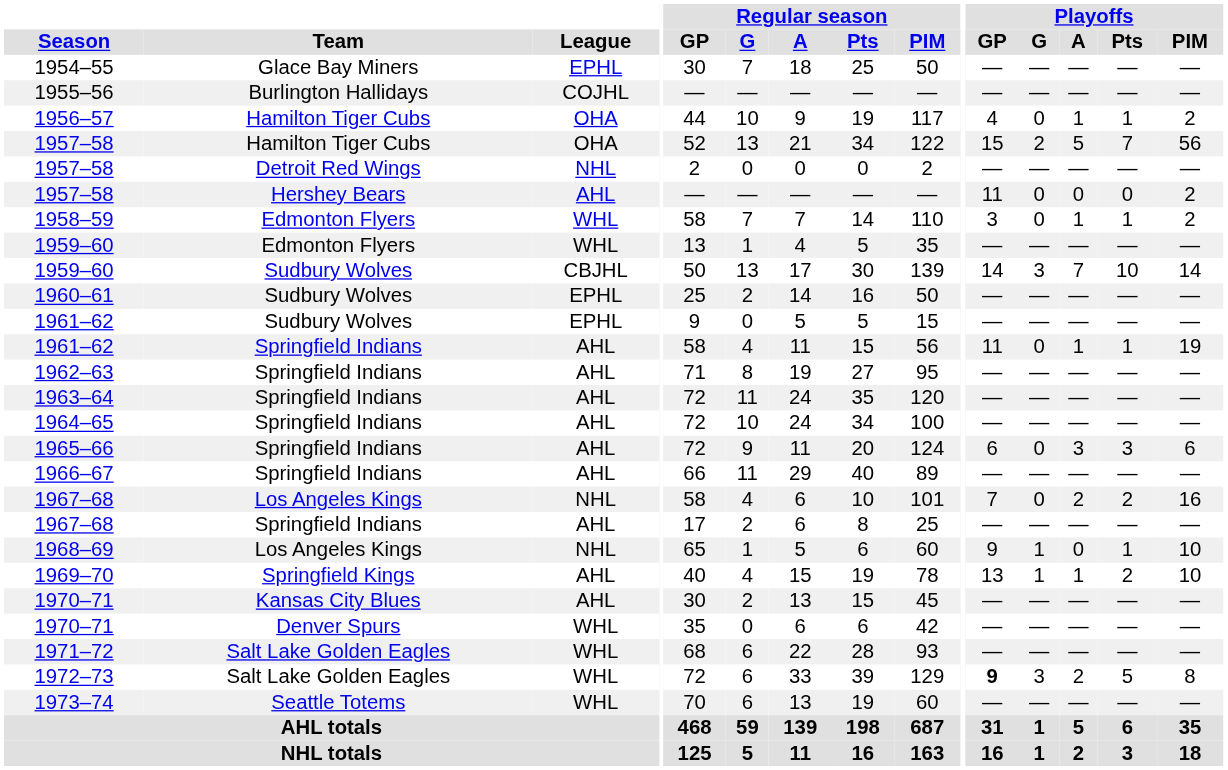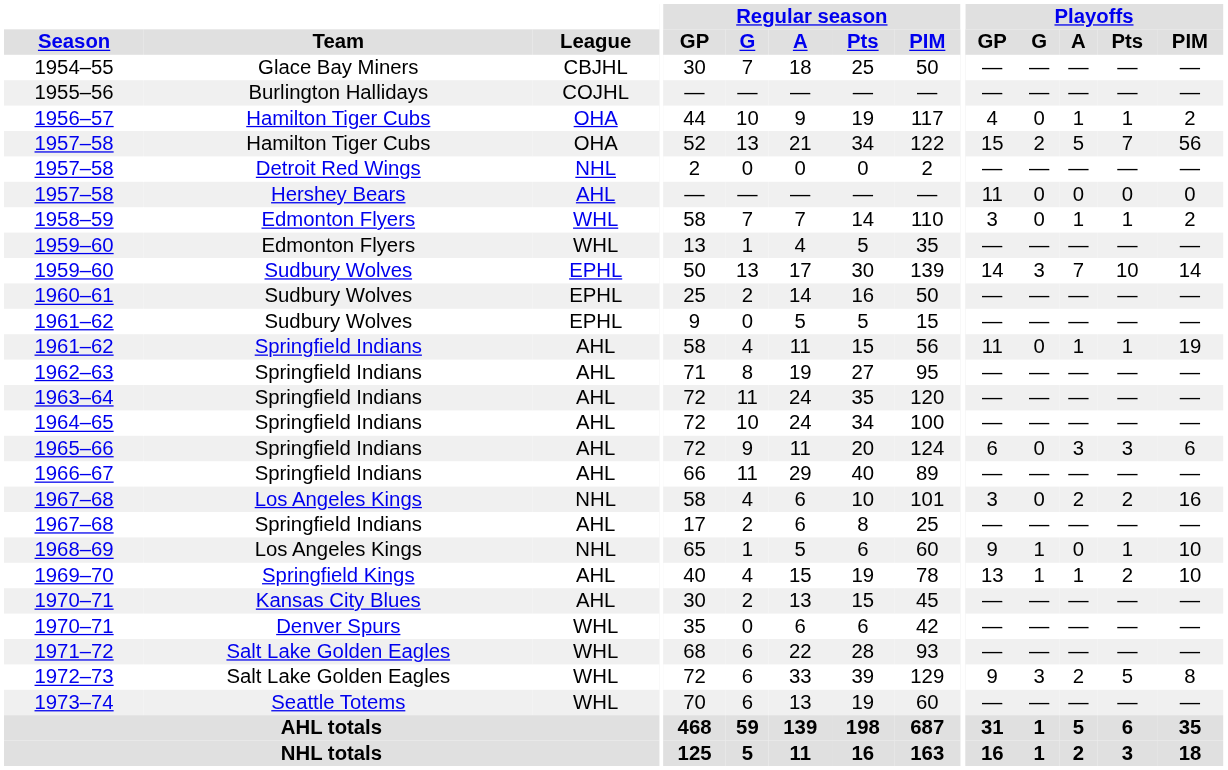(596, 67) EPHL -> (596, 67) CBJHL
(1190, 194) 2 -> (1190, 194) 0
(596, 270) CBJHL -> (596, 270) EPHL
(992, 499) 7 -> (992, 499) 3
(992, 676) bold -> (992, 676) normal
